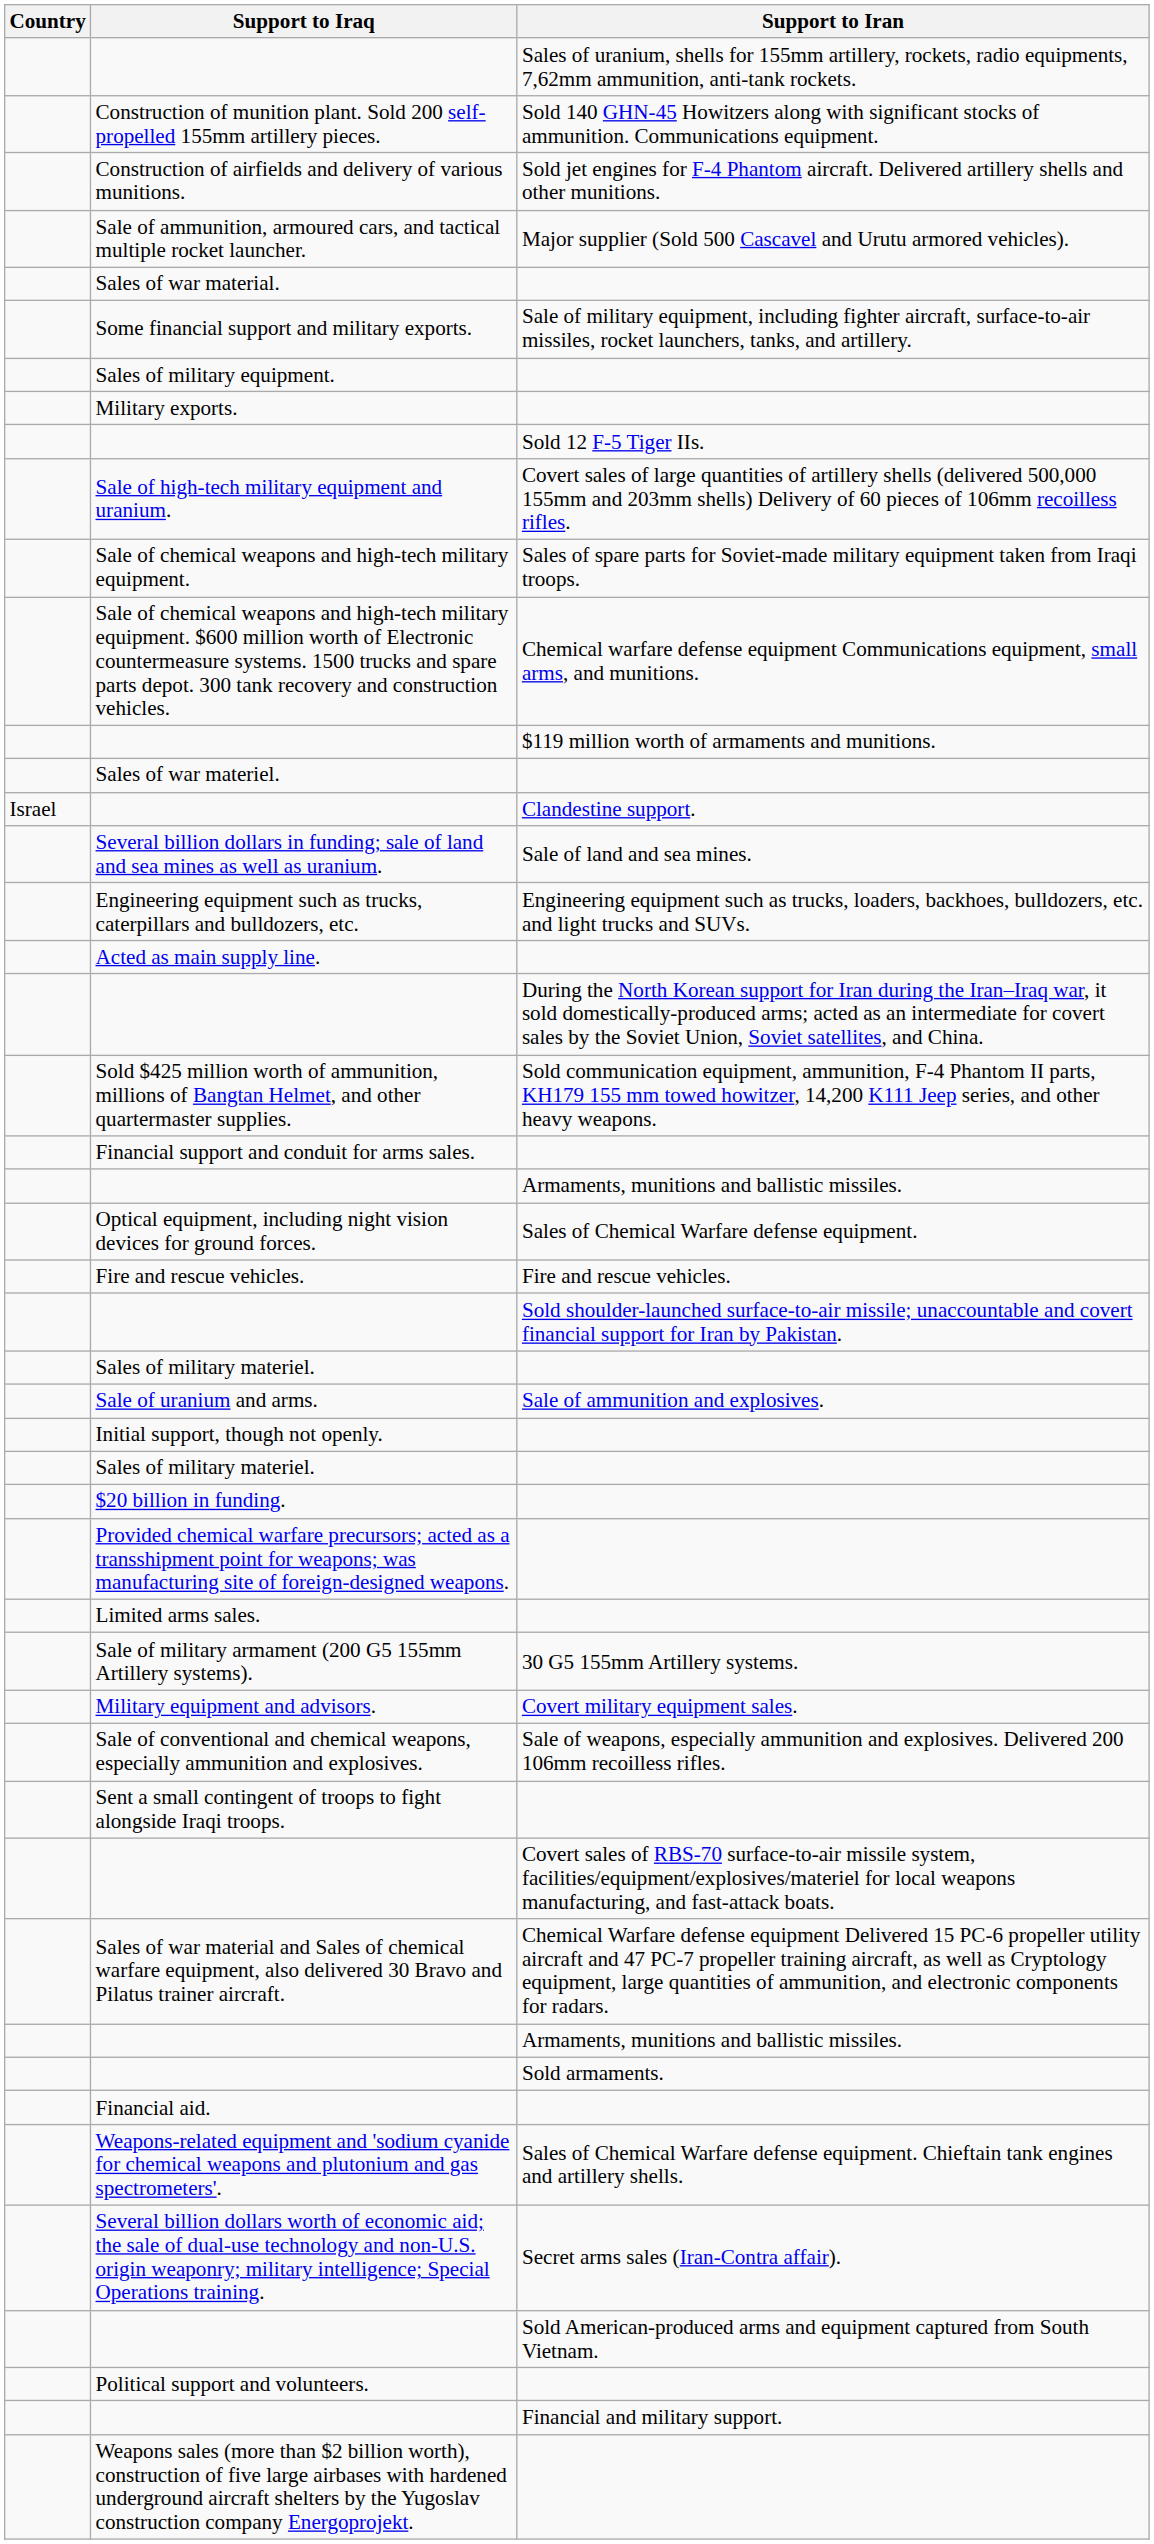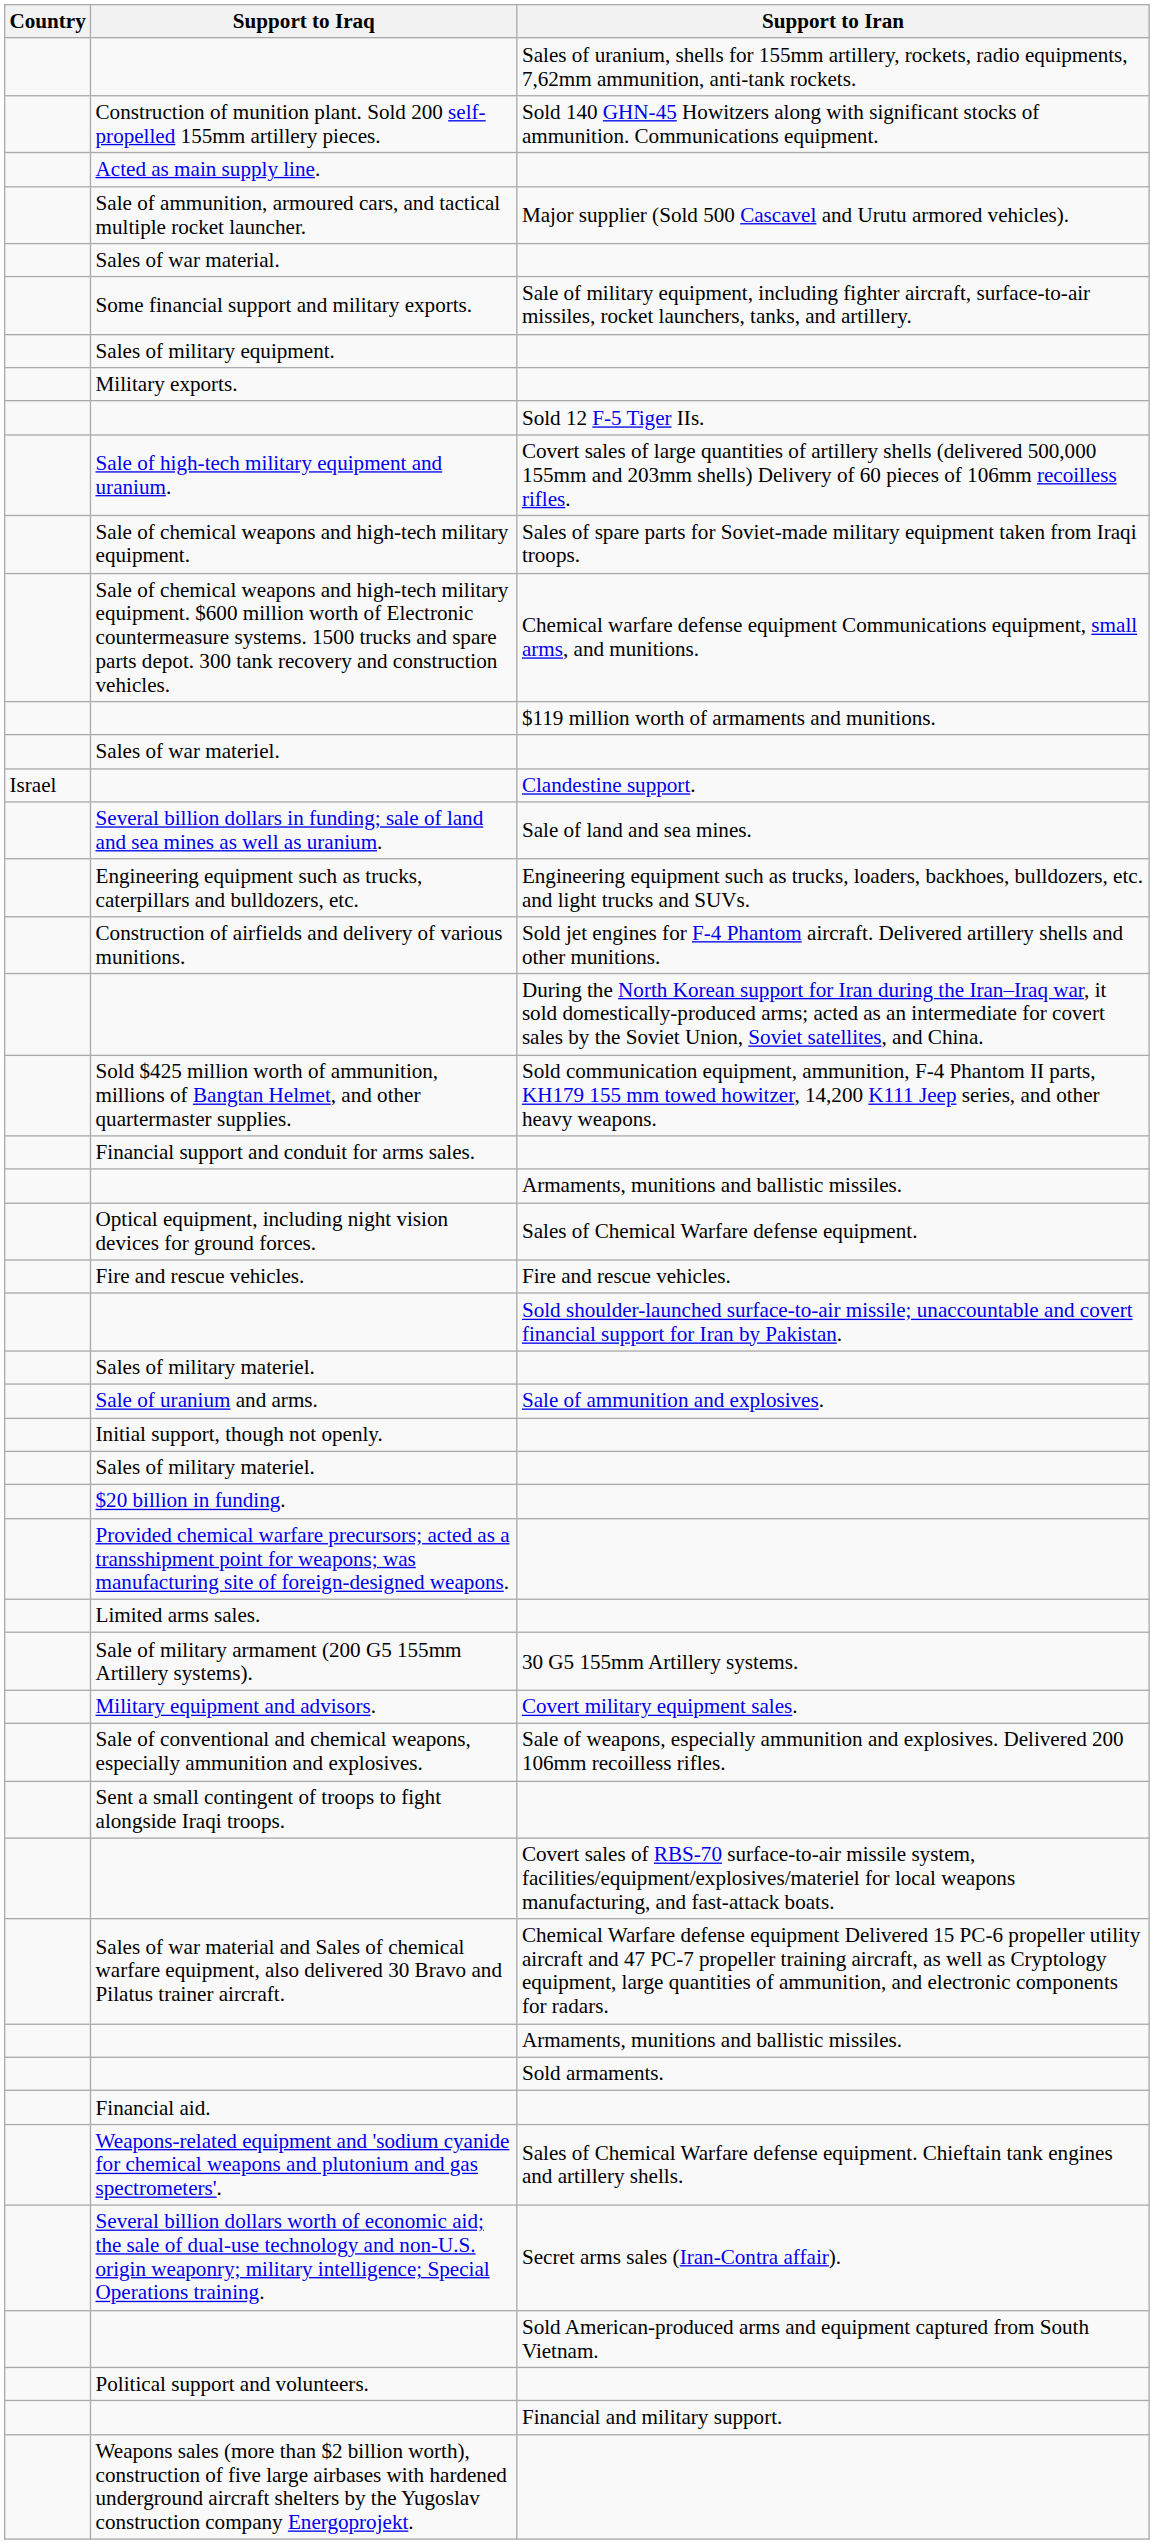rows swapped: (299, 181) <-> (208, 956)
